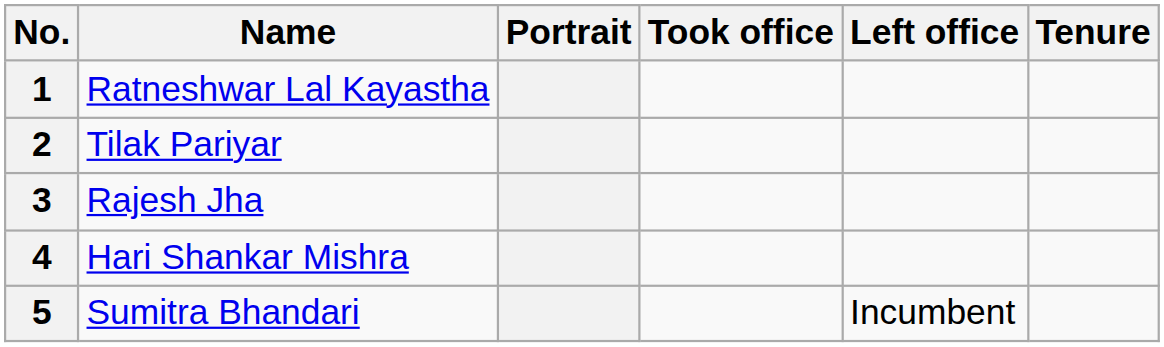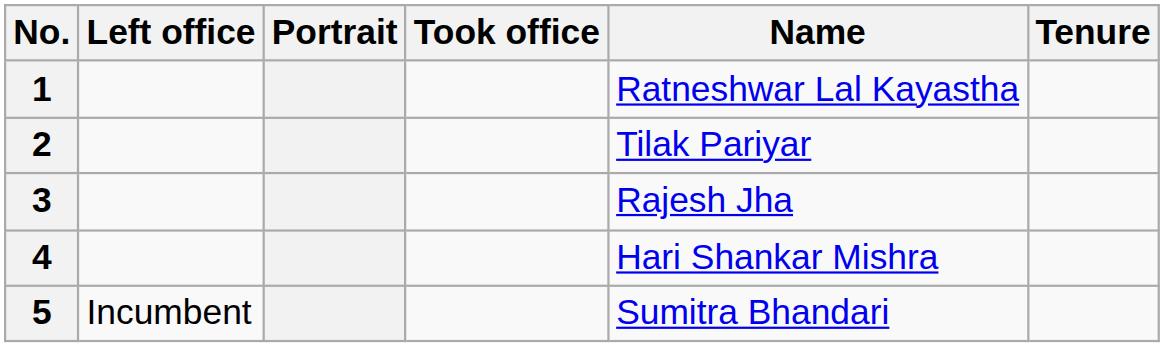columns swapped: (288, 32) <-> (935, 32)
